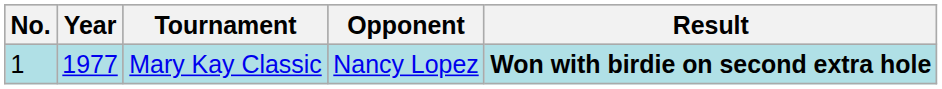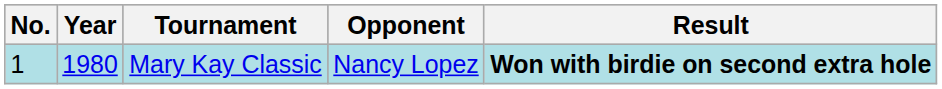(90, 64) 1977 -> (90, 64) 1980
